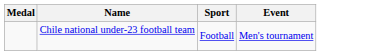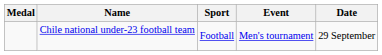+ column: (347, 13)
